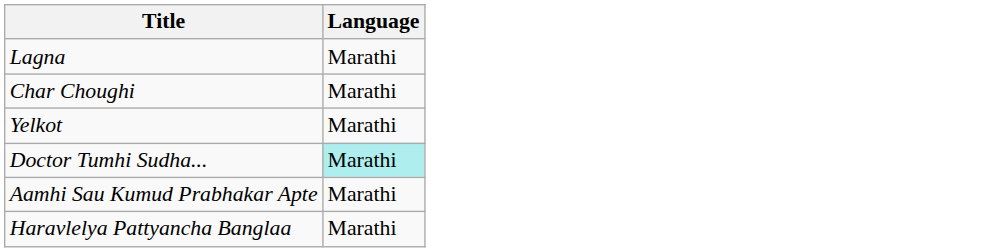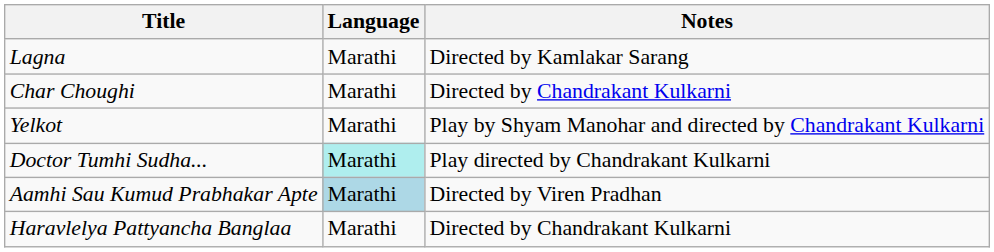+ column: (707, 21)
(362, 194) no background -> (362, 194) lightblue background
